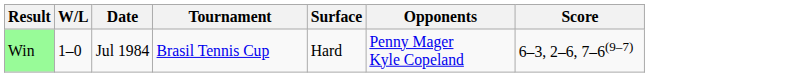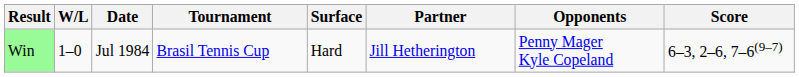+ column: (440, 16)
